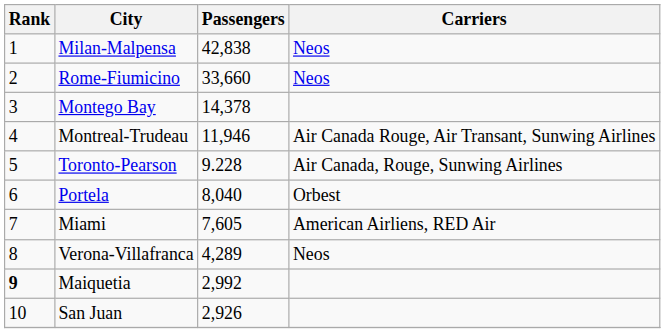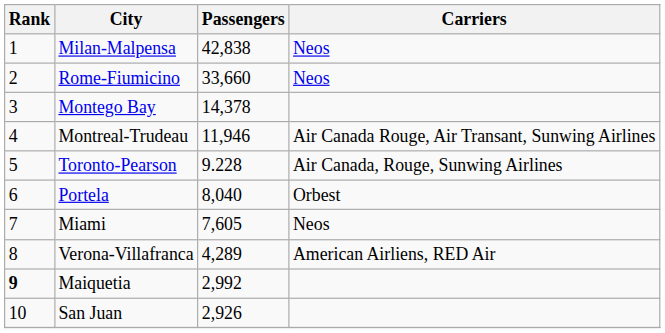(394, 224) American Airliens, RED Air -> (311, 224) Neos
(311, 253) Neos -> (394, 253) American Airliens, RED Air
